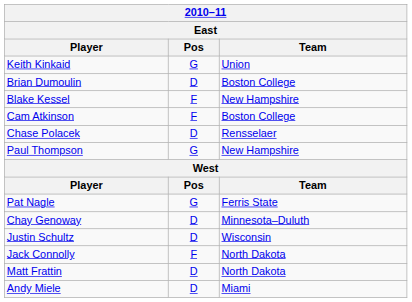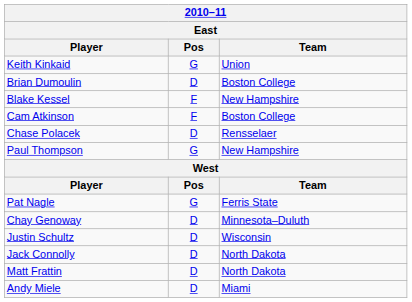(194, 254) F -> (194, 254) D
